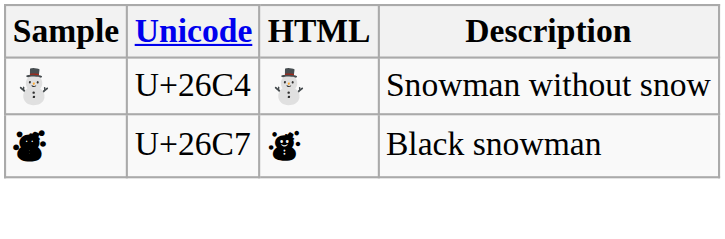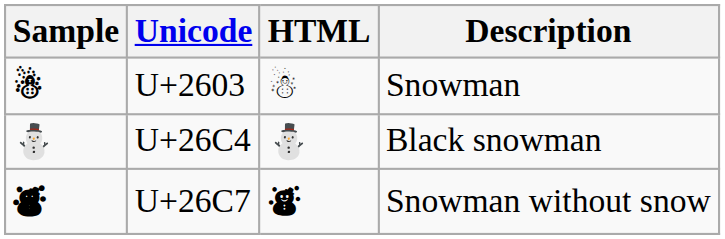+ row: (190, 85)
(548, 85) Snowman without snow -> (494, 140) Black snowman
(494, 145) Black snowman -> (548, 200) Snowman without snow
